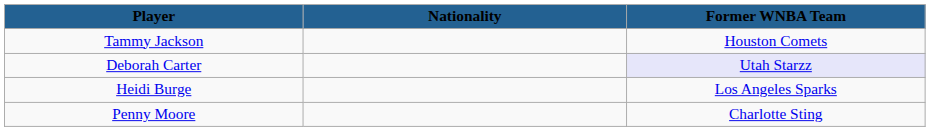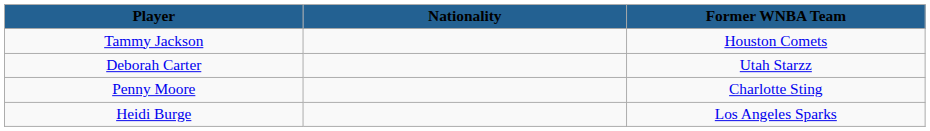(776, 65) lavender background -> (776, 65) no background
rows swapped: (154, 114) <-> (154, 89)
